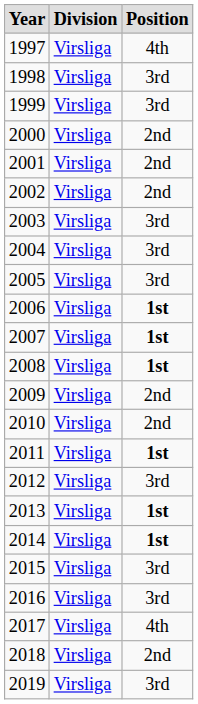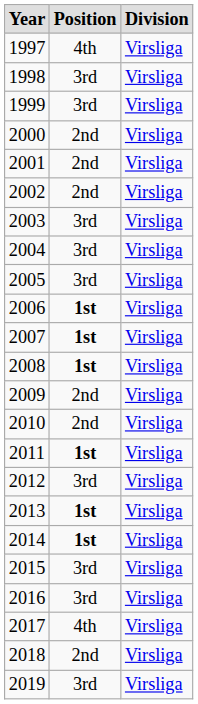columns swapped: (86, 18) <-> (157, 18)
